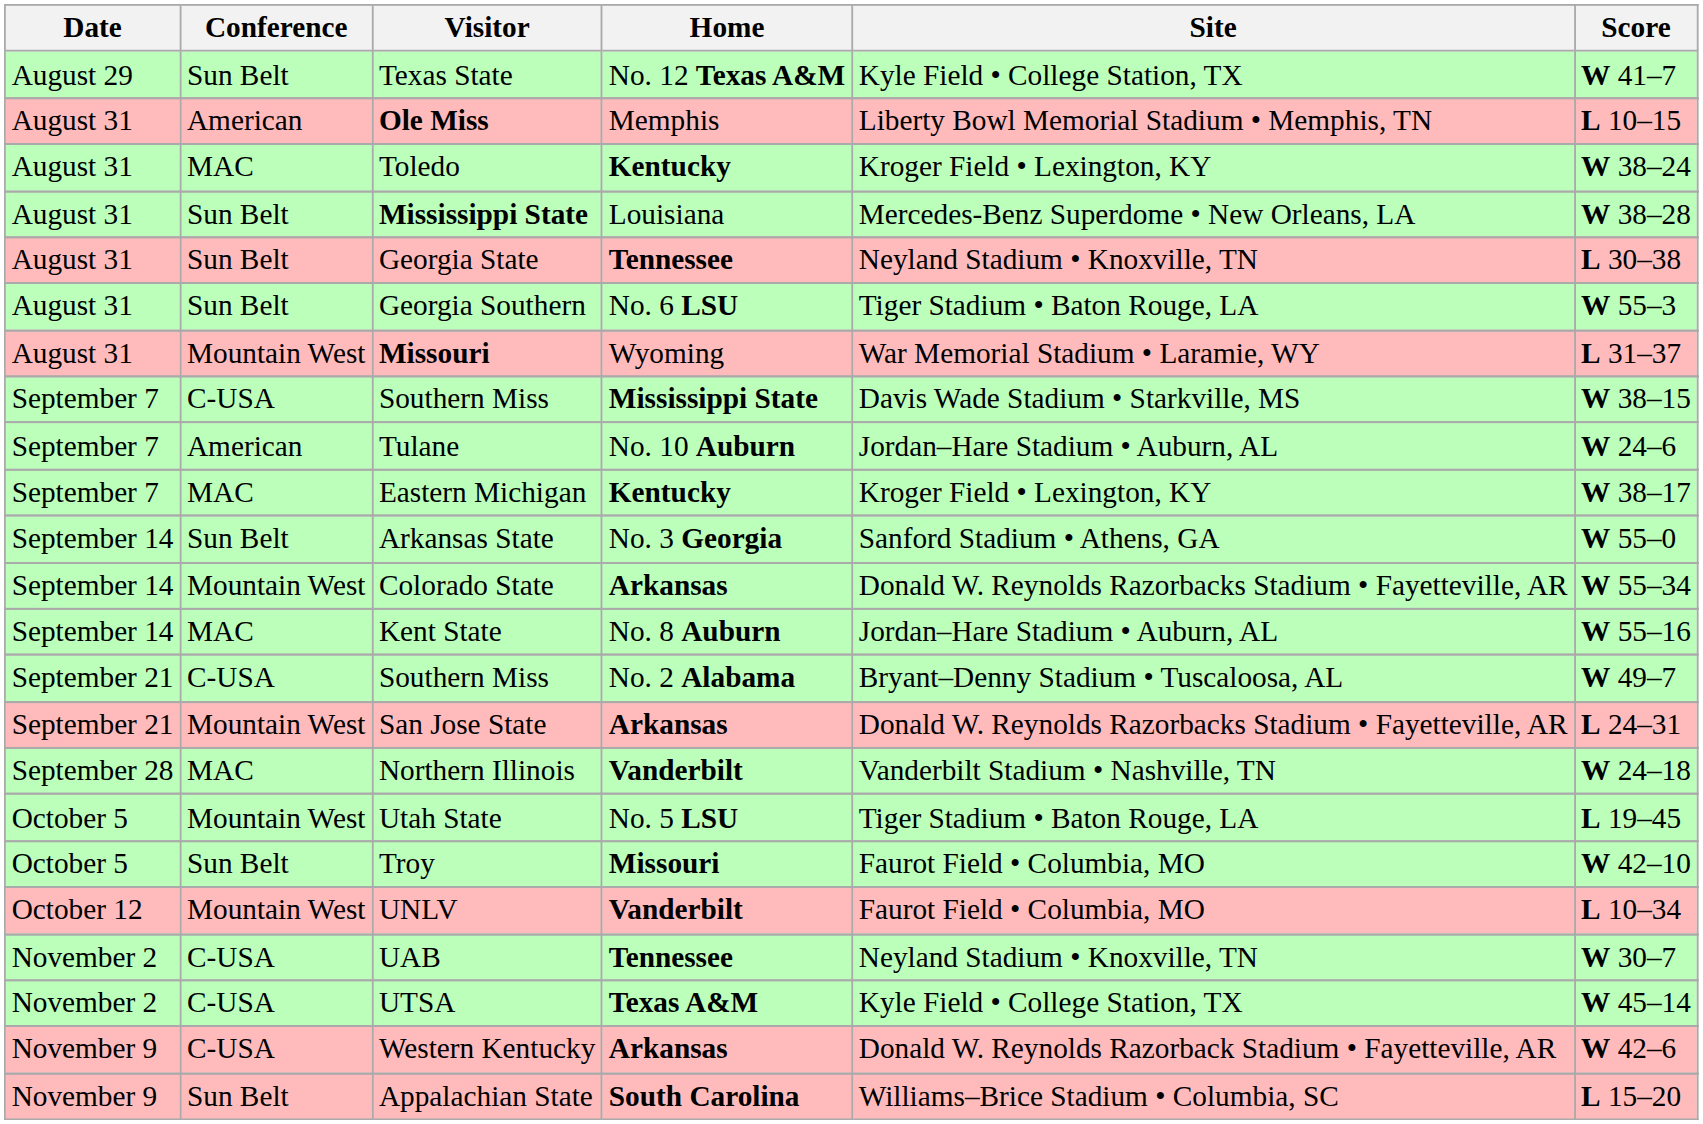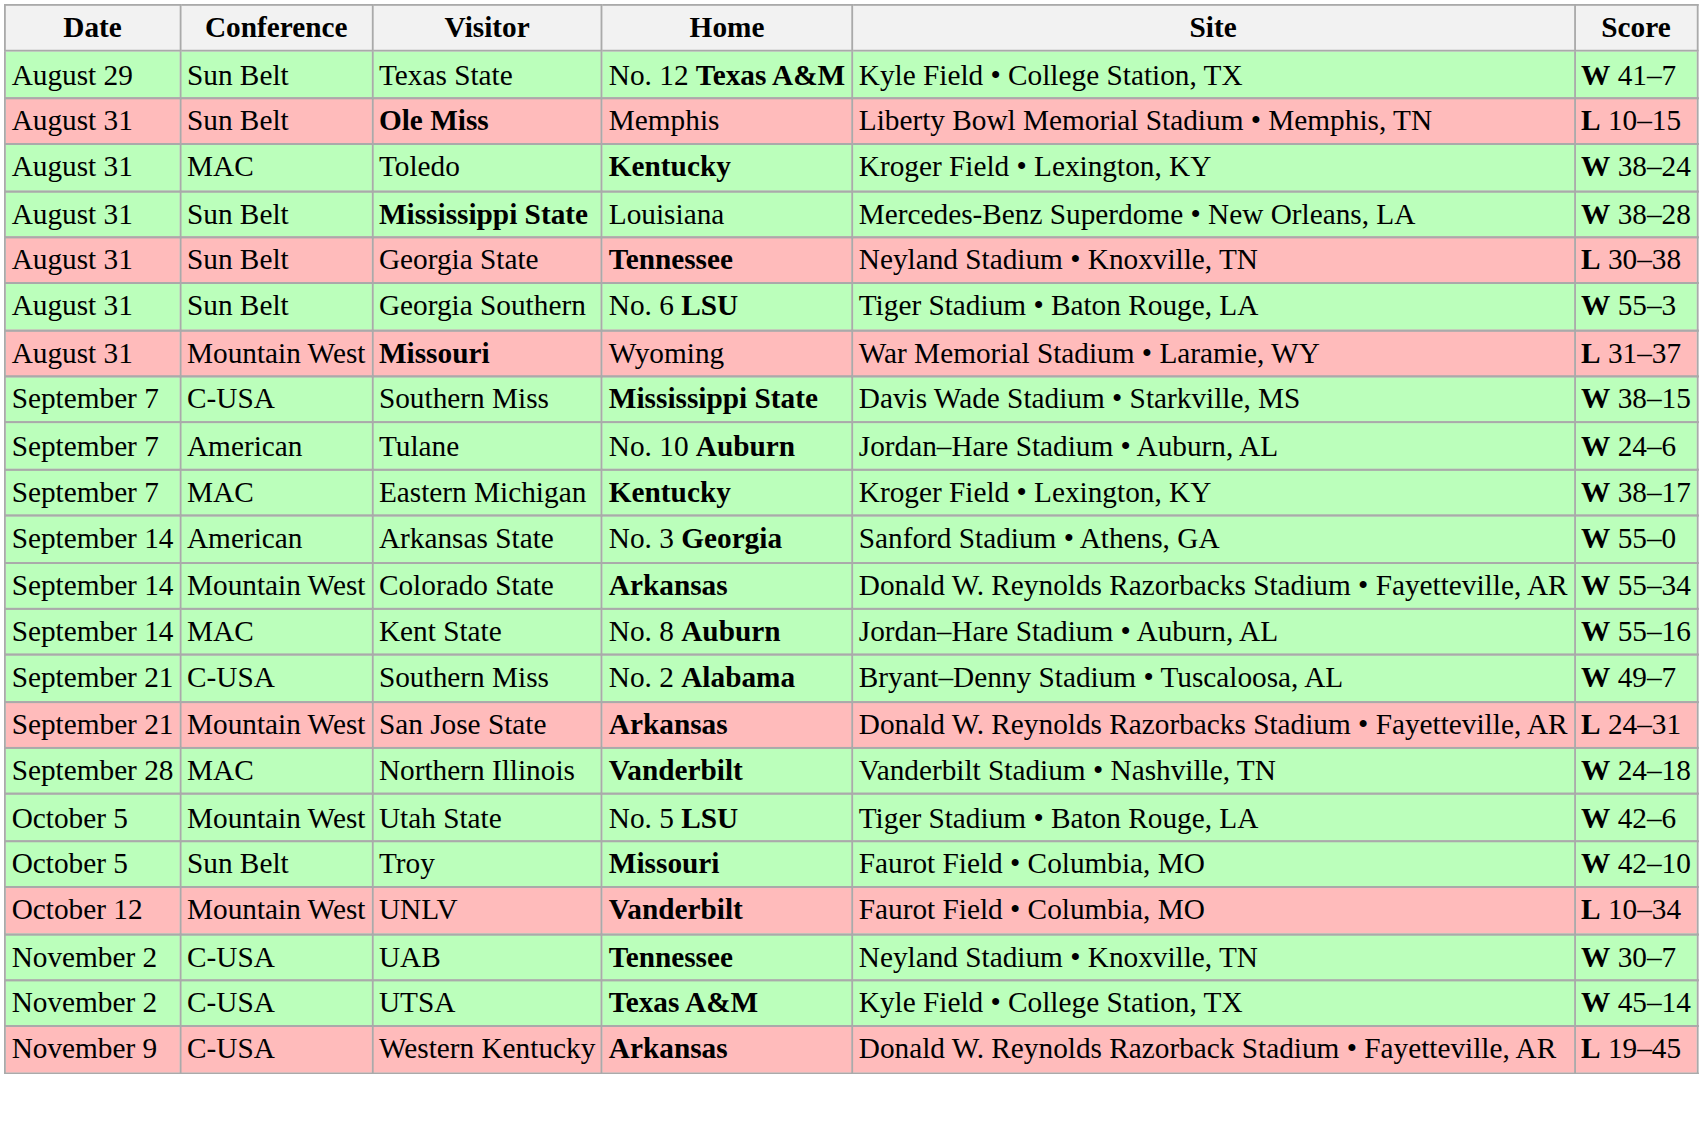(245, 120) American -> (238, 120) Sun Belt
(238, 538) Sun Belt -> (245, 538) American
(1631, 817) L 19–45 -> (1629, 817) W 42–6
(1629, 1049) W 42–6 -> (1631, 1049) L 19–45
- row: (486, 1095)
